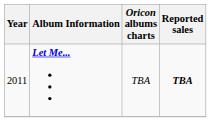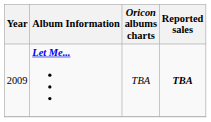(17, 80) 2011 -> (17, 80) 2009
